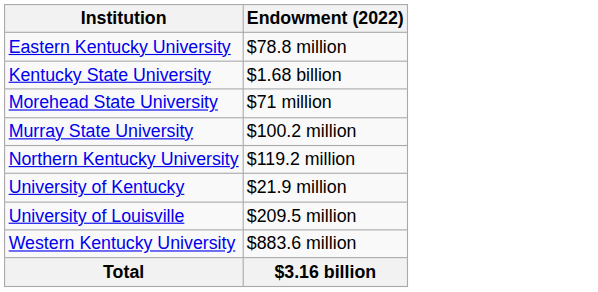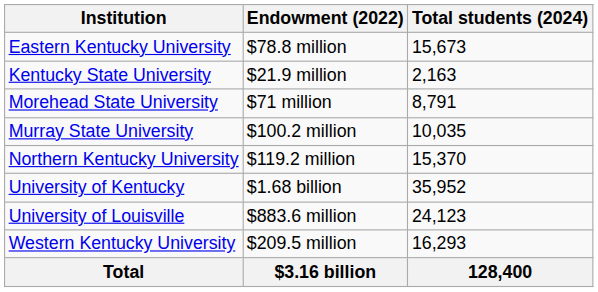+ column: (500, 18)
(294, 74) $1.68 billion -> (297, 74) $21.9 million
(297, 187) $21.9 million -> (294, 187) $1.68 billion
(302, 215) $209.5 million -> (302, 215) $883.6 million
(302, 243) $883.6 million -> (302, 243) $209.5 million
